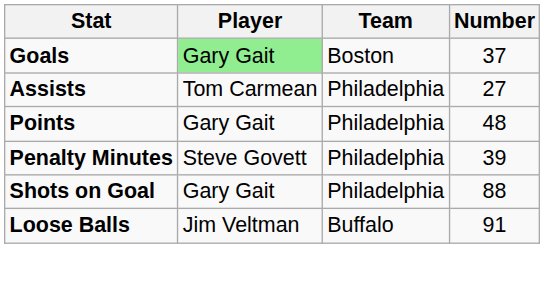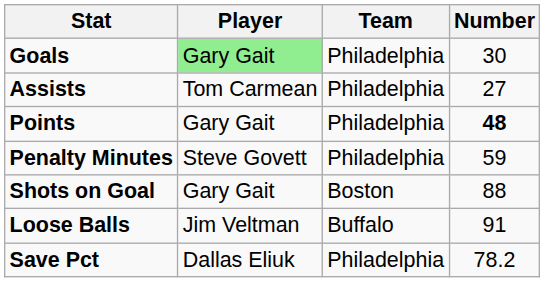(361, 55) Boston -> (386, 55) Philadelphia
(494, 55) 37 -> (494, 55) 30
(494, 123) normal -> (494, 123) bold
(494, 157) 39 -> (494, 157) 59
(386, 191) Philadelphia -> (361, 191) Boston
+ row: (54, 259)
